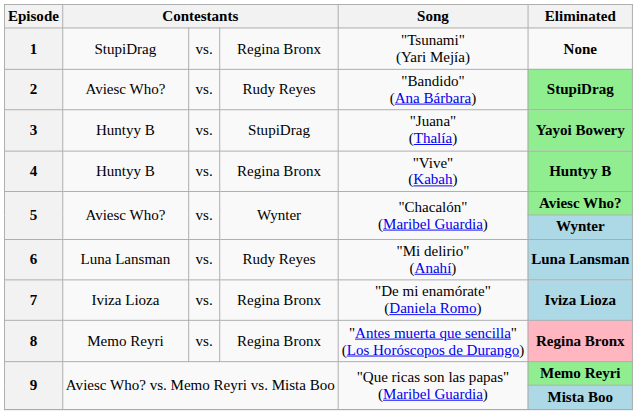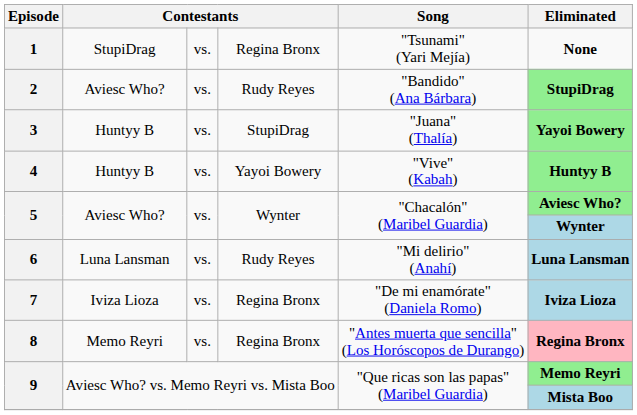(279, 171) Regina Bronx -> (278, 171) Yayoi Bowery
